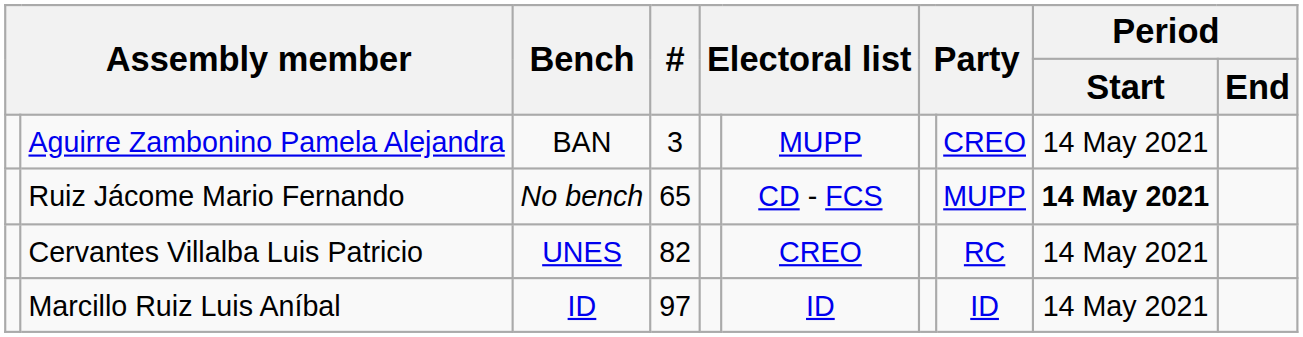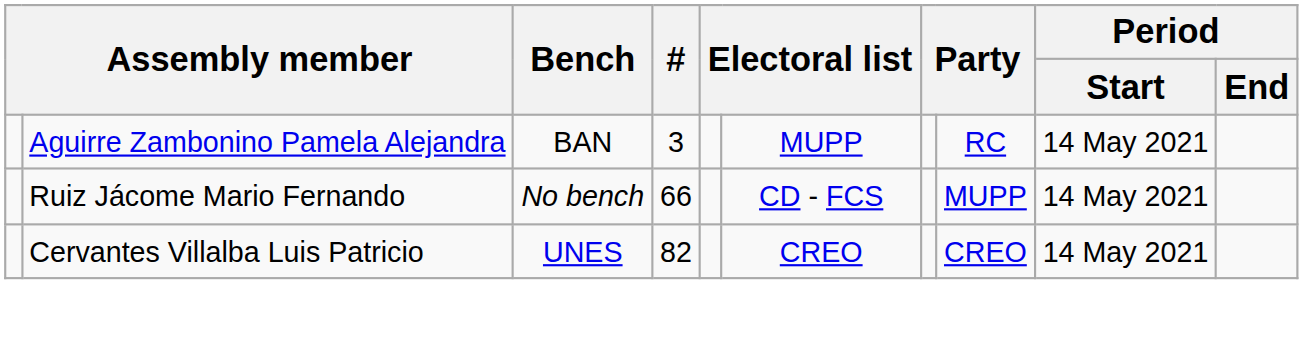(985, 143) CREO -> (985, 143) RC
(675, 197) 65 -> (676, 197) 66
(1126, 195) bold -> (1126, 197) normal
(985, 252) RC -> (985, 252) CREO
- row: (185, 306)
